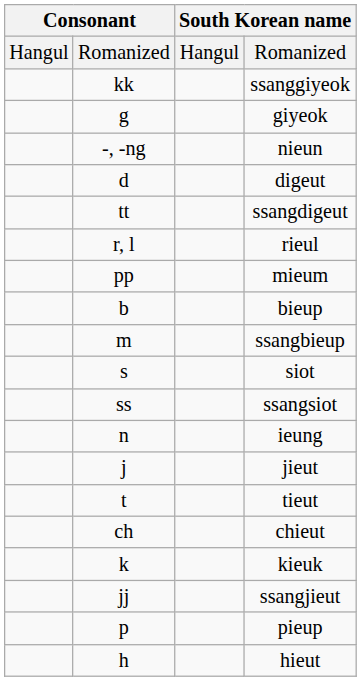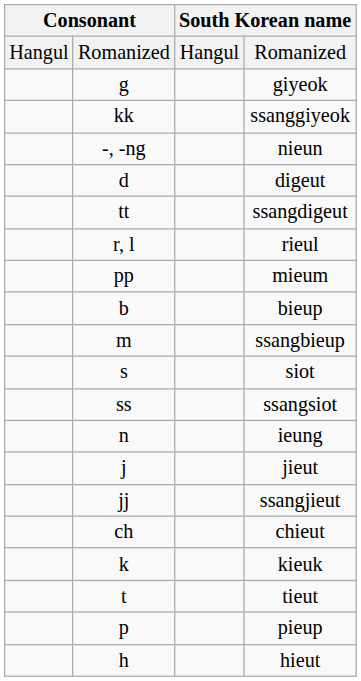rows swapped: (300, 116) <-> (300, 84)
rows swapped: (300, 595) <-> (300, 500)
